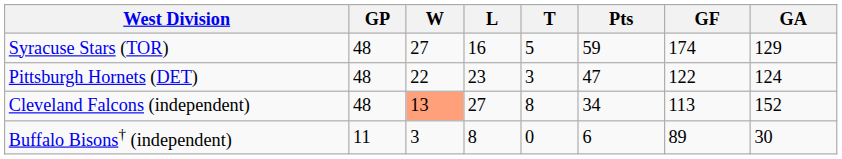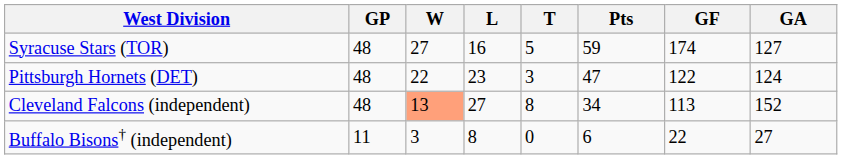(768, 47) 129 -> (768, 47) 127
(678, 137) 89 -> (678, 137) 22
(764, 137) 30 -> (764, 137) 27
